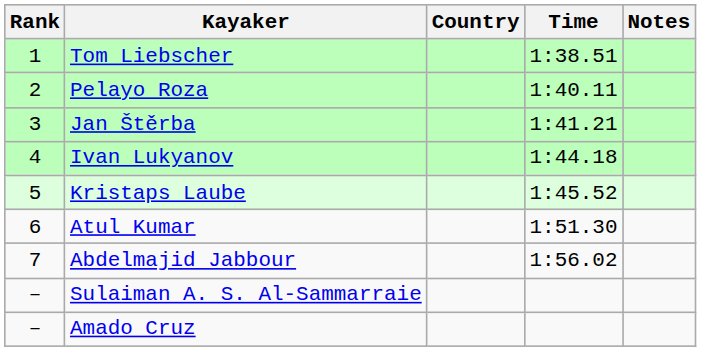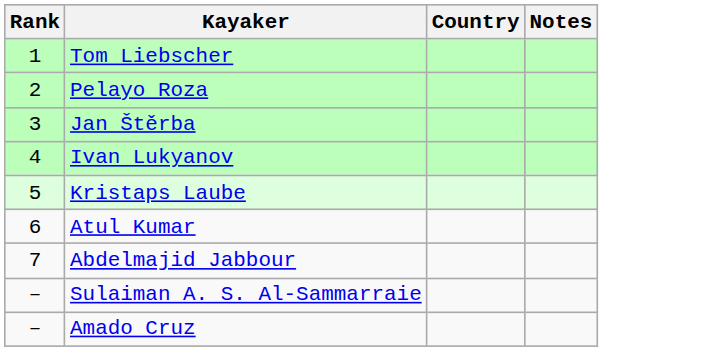- column: (573, 22)
